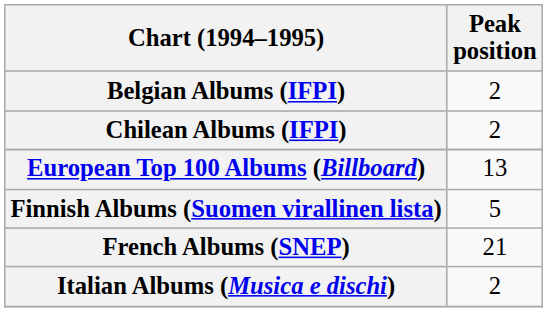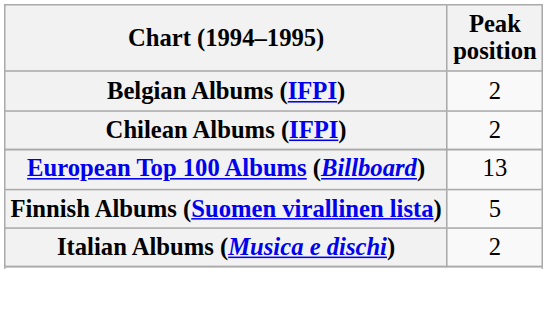- row: (226, 247)
